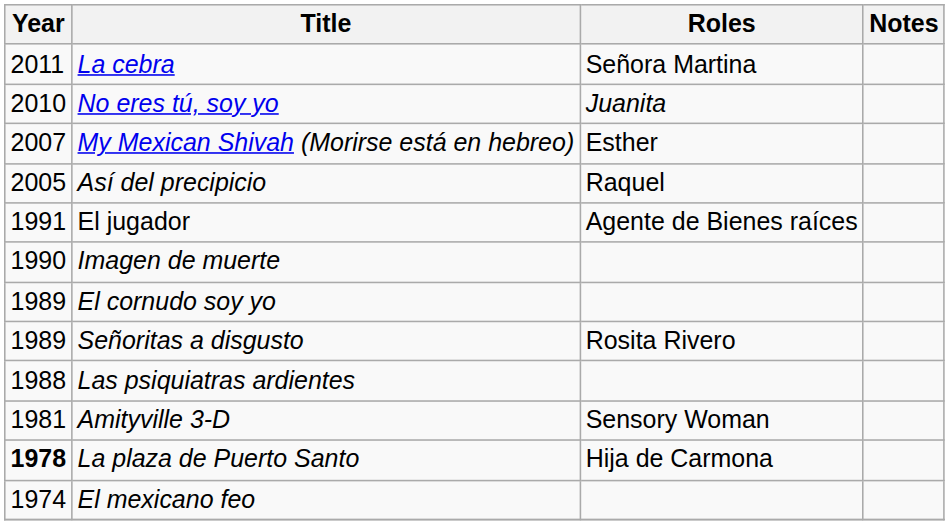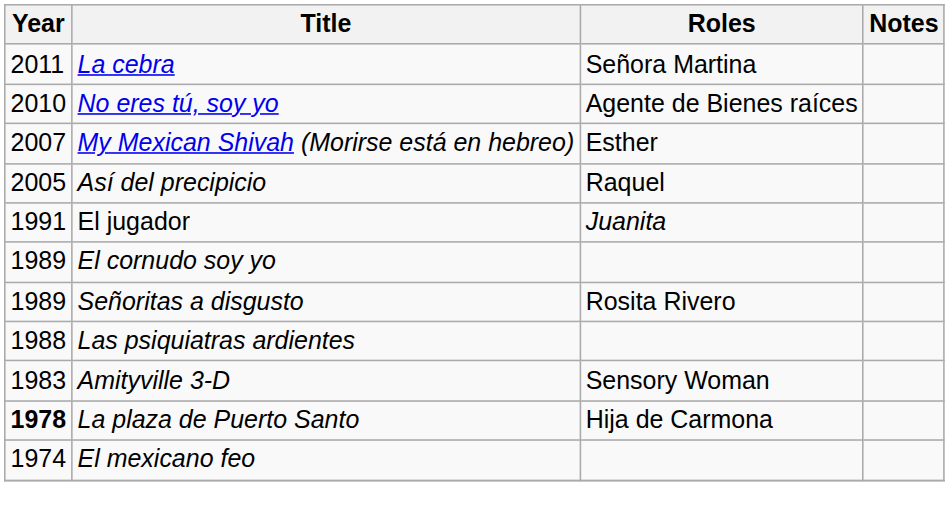(626, 103) Juanita -> (722, 103) Agente de Bienes raíces
(722, 222) Agente de Bienes raíces -> (626, 222) Juanita
- row: (179, 261)
(38, 420) 1981 -> (38, 380) 1983
